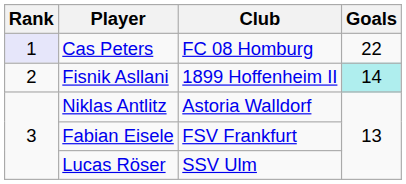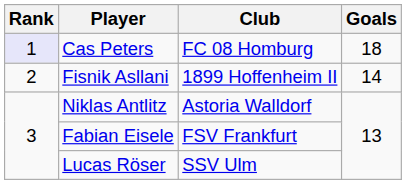(371, 48) 22 -> (371, 48) 18
(371, 77) paleturquoise background -> (371, 77) no background
